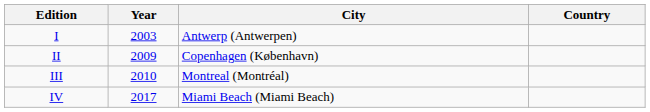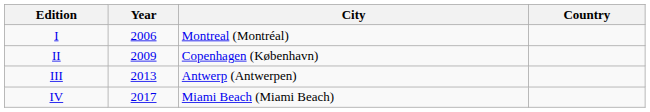(144, 35) 2003 -> (144, 35) 2006
(239, 35) Antwerp (Antwerpen) -> (235, 35) Montreal (Montréal)
(144, 76) 2010 -> (144, 76) 2013
(235, 76) Montreal (Montréal) -> (239, 76) Antwerp (Antwerpen)
